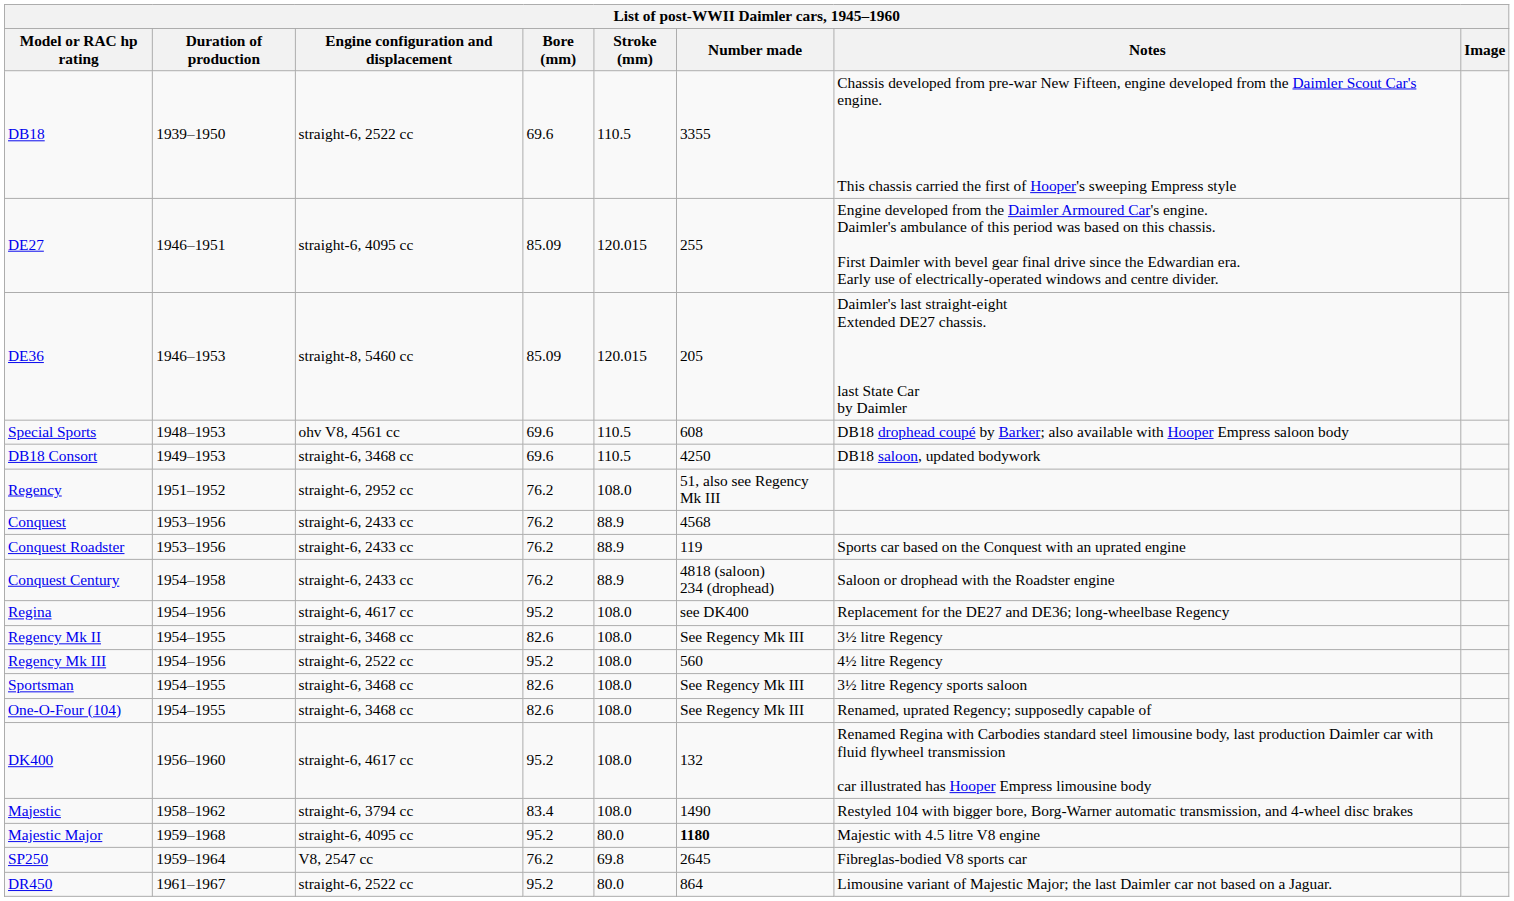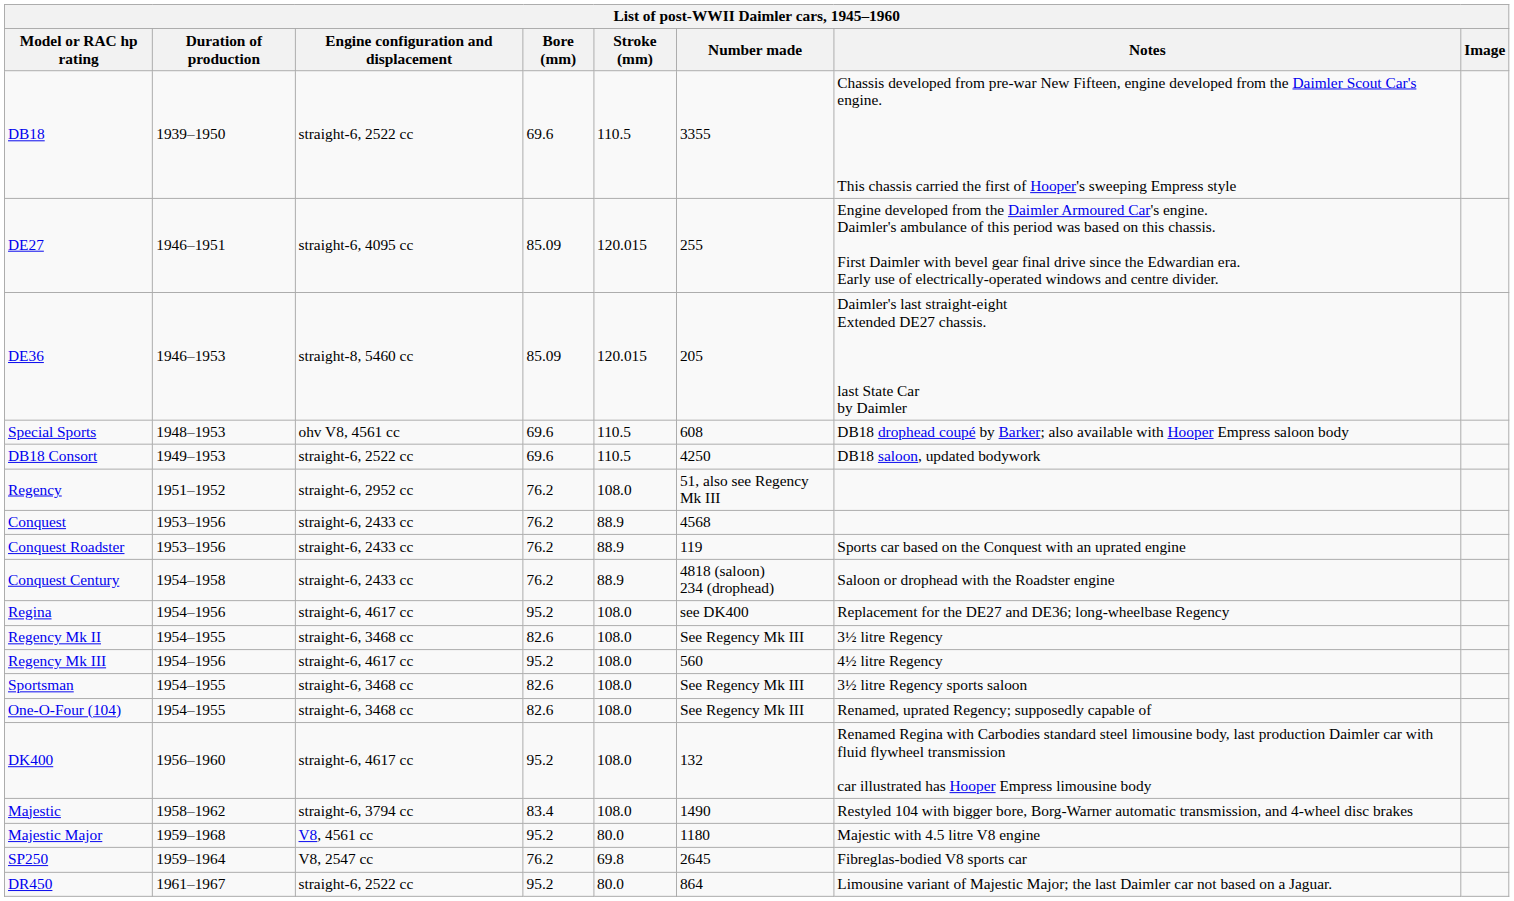(356, 456) straight-6, 3468 cc -> (356, 456) straight-6, 2522 cc
(356, 661) straight-6, 2522 cc -> (356, 661) straight-6, 4617 cc
(356, 835) straight-6, 4095 cc -> (336, 835) V8, 4561 cc
(695, 835) bold -> (695, 835) normal
